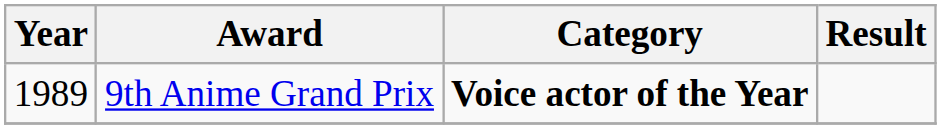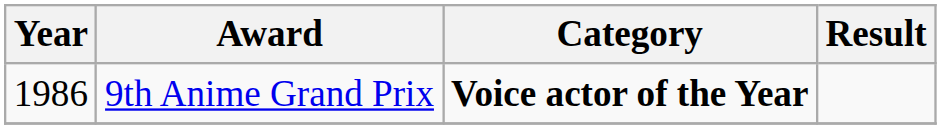(51, 92) 1989 -> (51, 92) 1986
